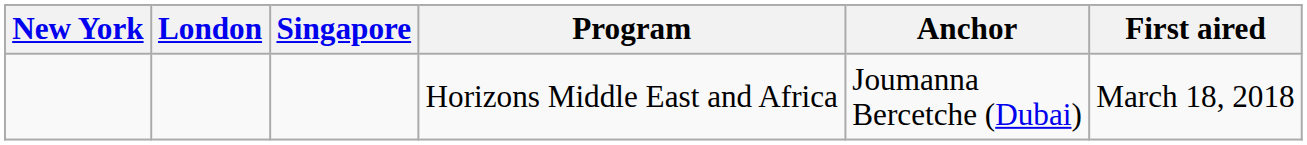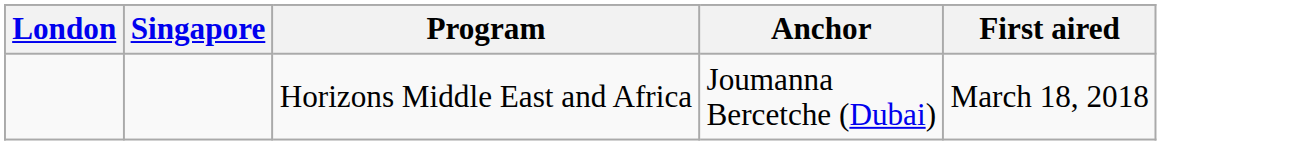- column: (78, 29)
